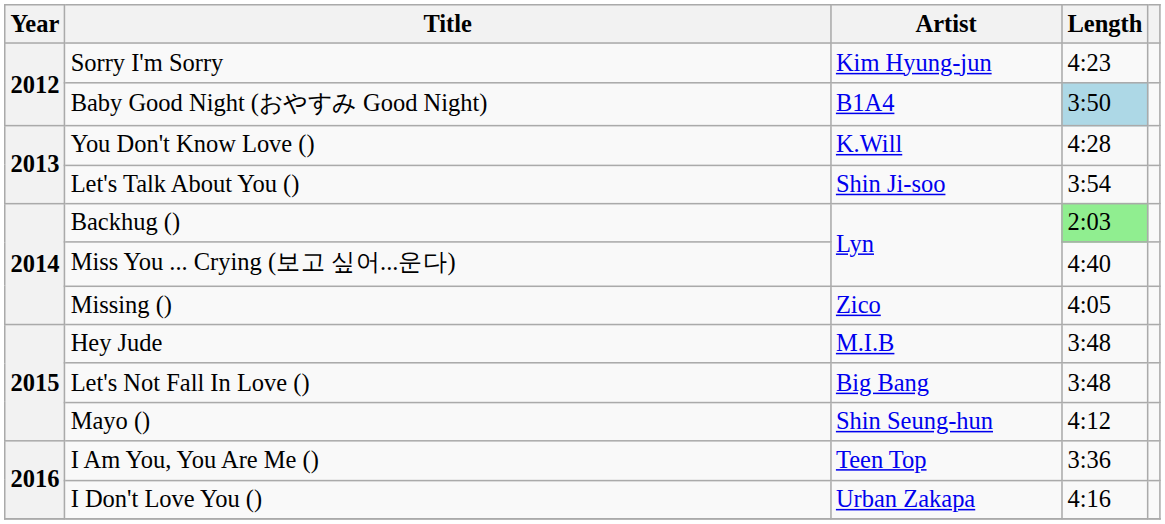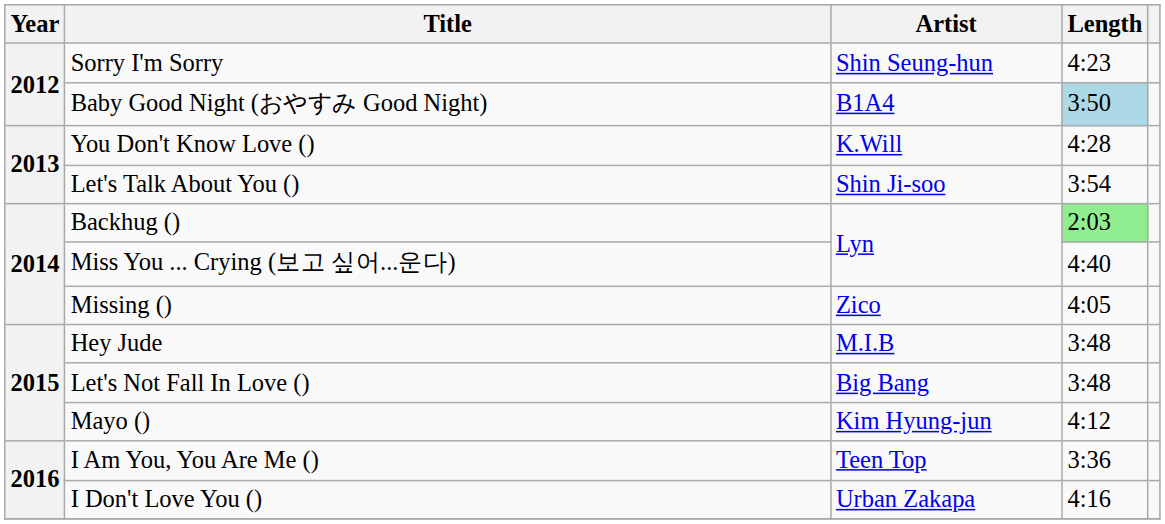(914, 62) Kim Hyung-jun -> (914, 62) Shin Seung-hun
(914, 421) Shin Seung-hun -> (914, 421) Kim Hyung-jun
